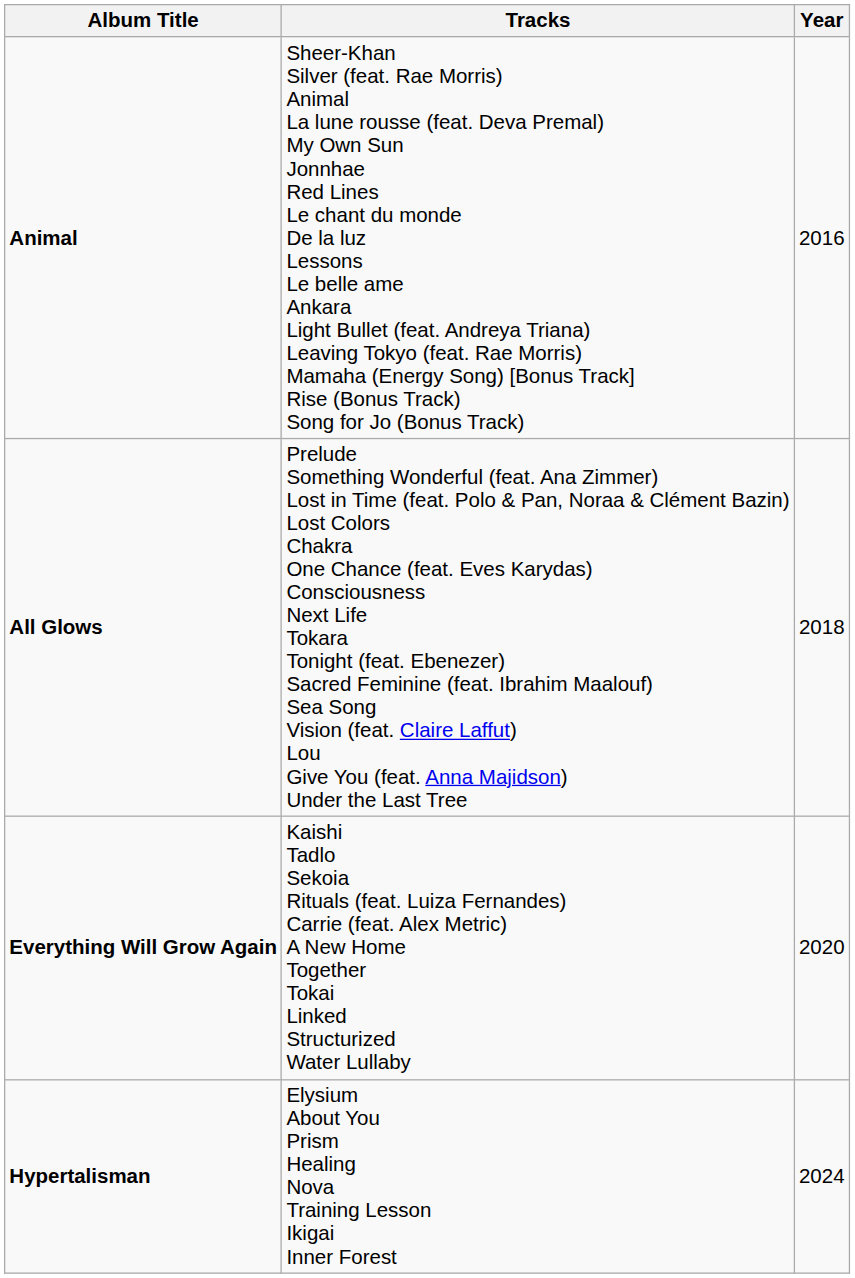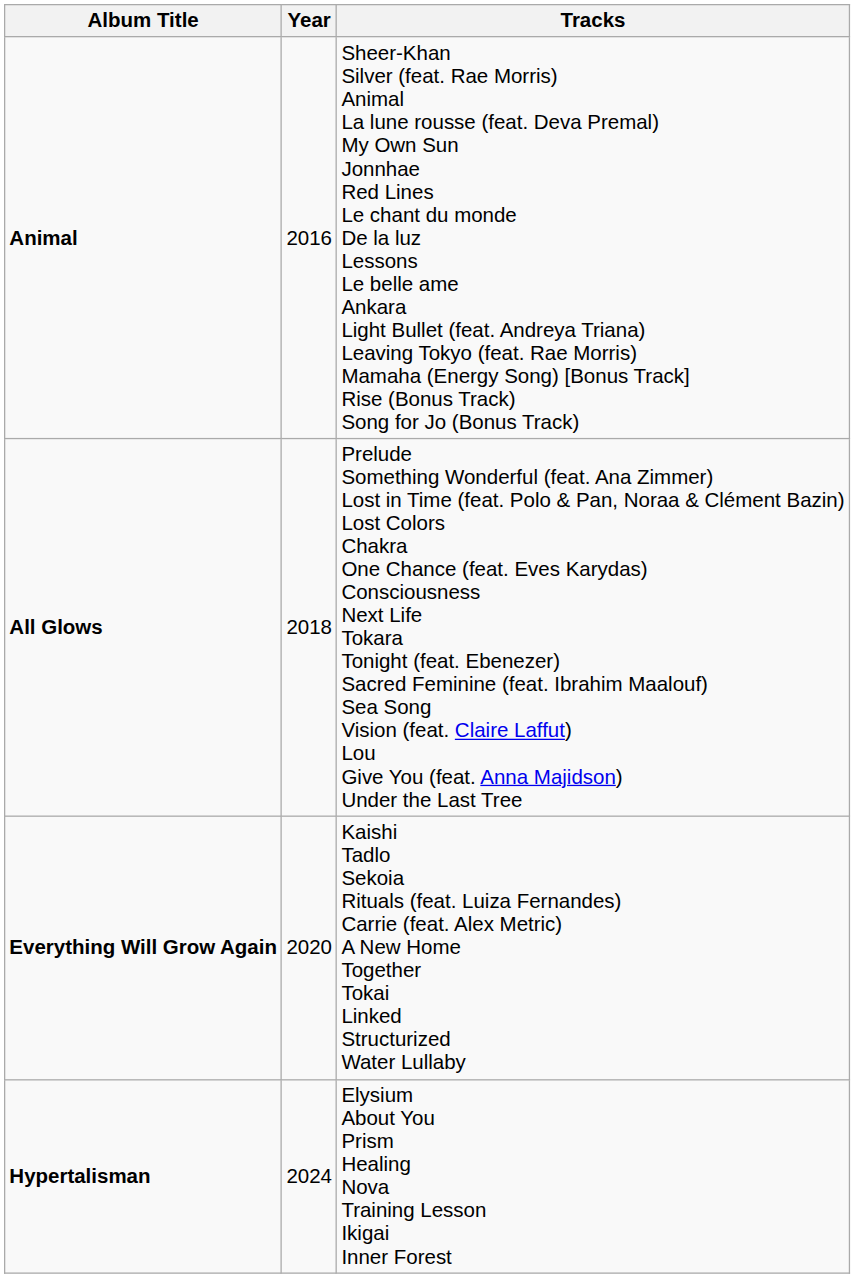columns swapped: (822, 20) <-> (538, 20)
